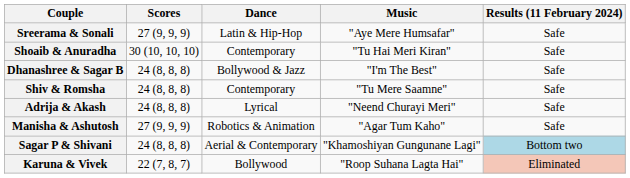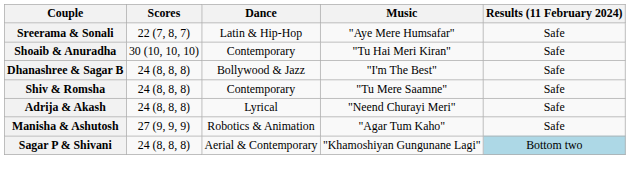(164, 32) 27 (9, 9, 9) -> (164, 32) 22 (7, 8, 7)
- row: (65, 164)
